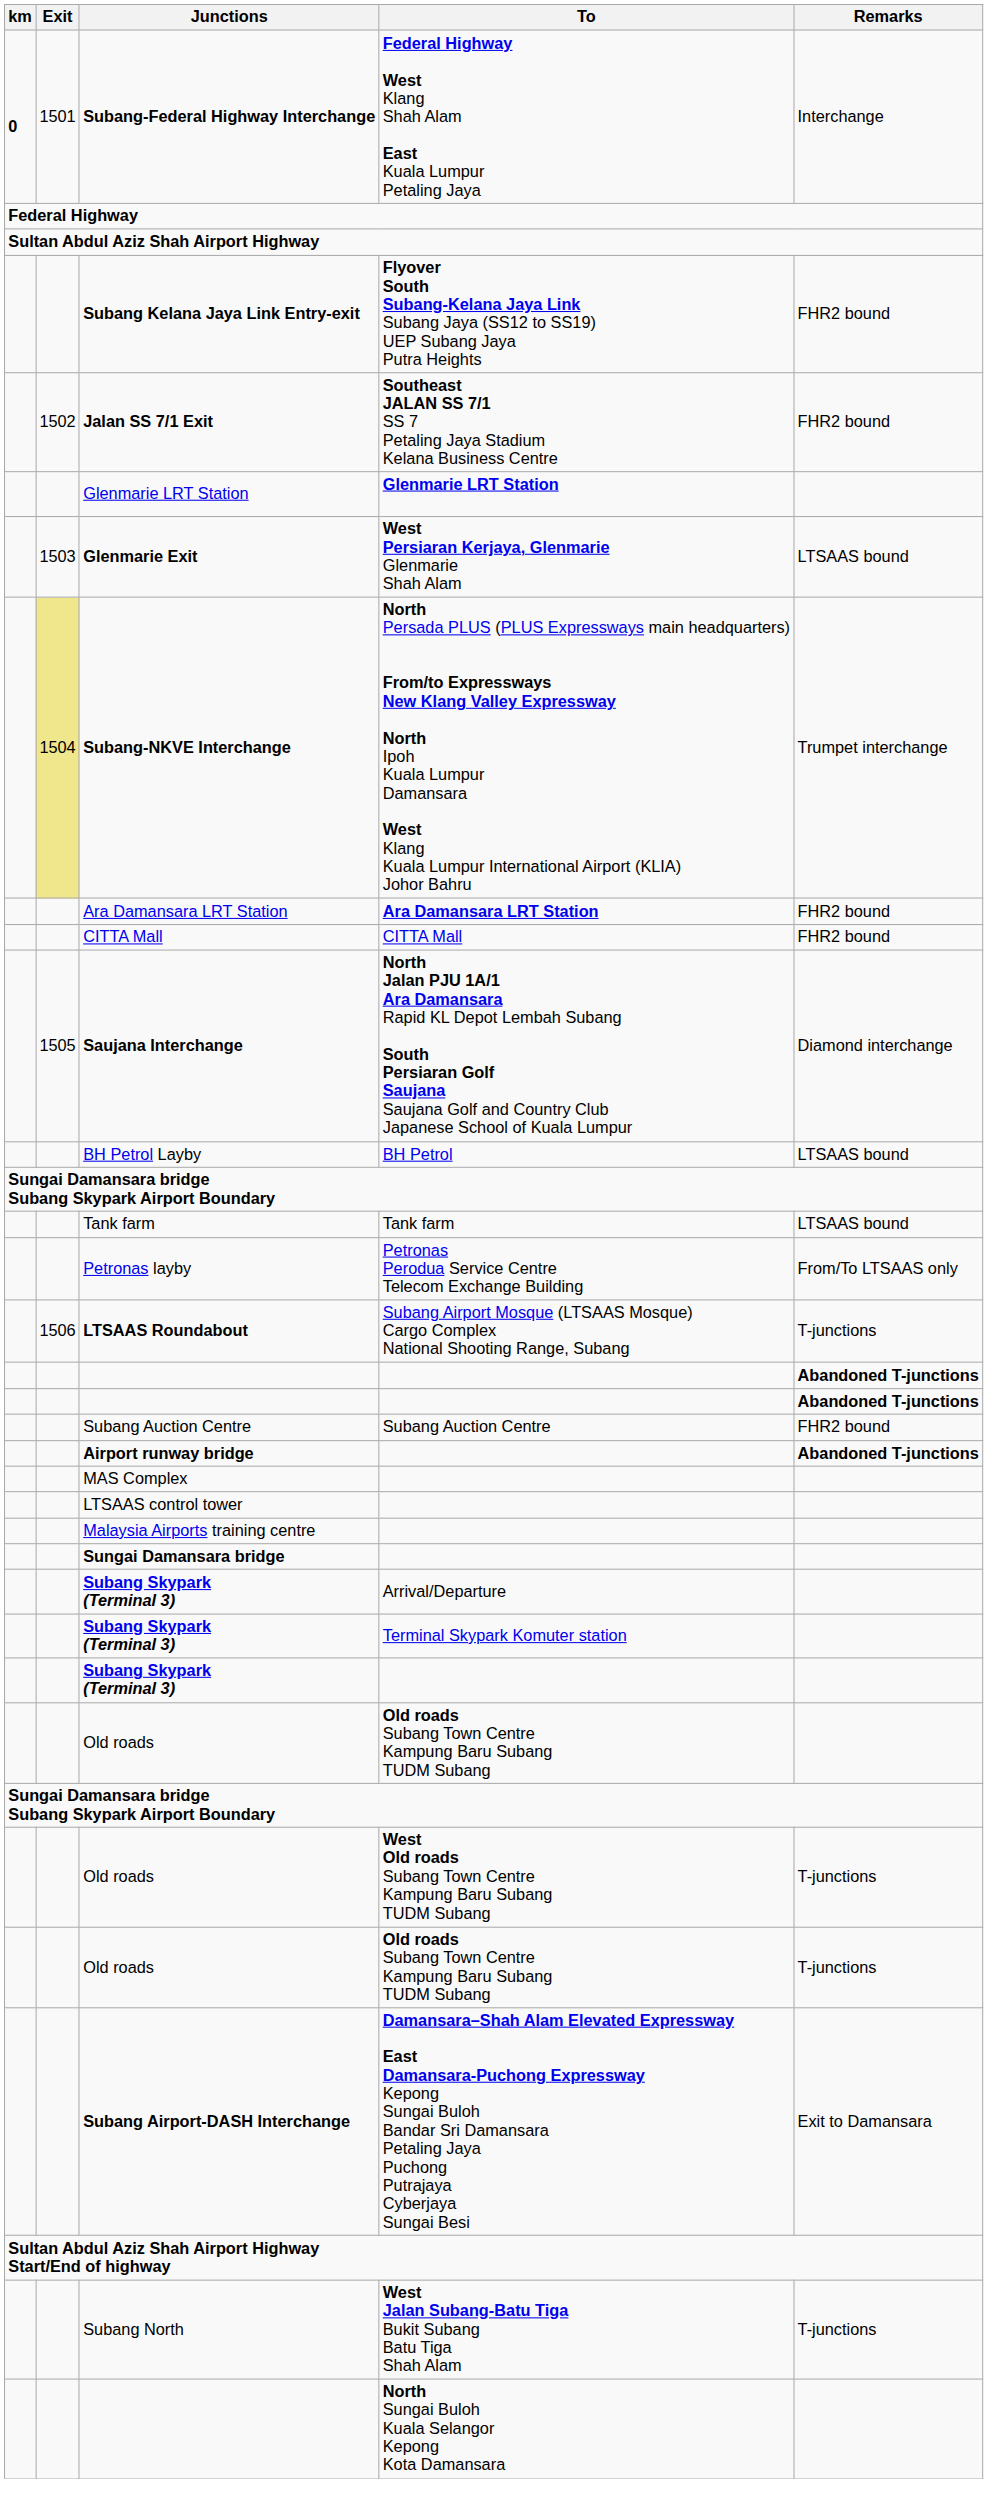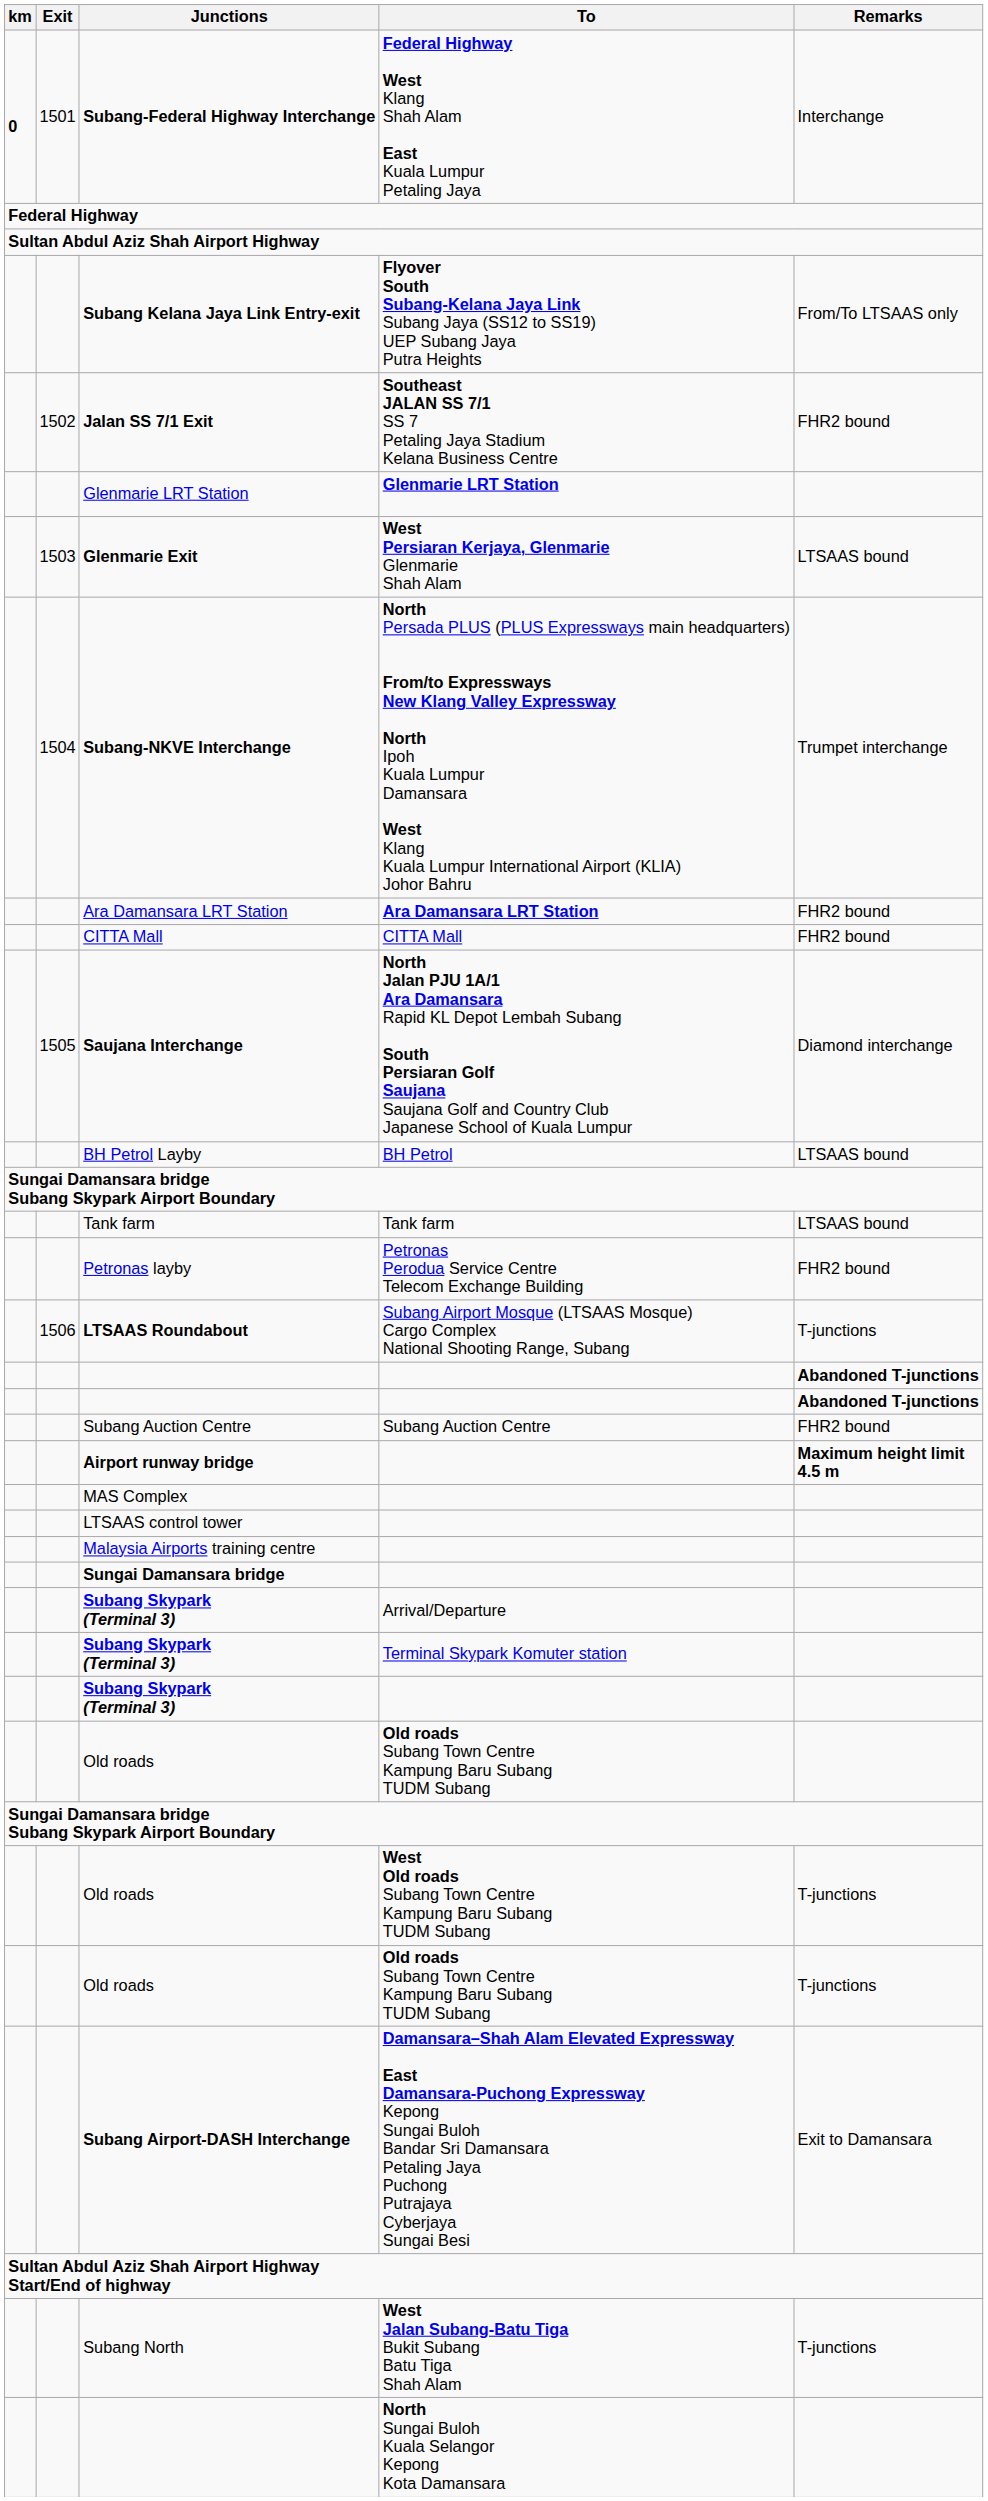(844, 313) FHR2 bound -> (878, 313) From/To LTSAAS only
(58, 747) khaki background -> (58, 747) no background
(878, 1268) From/To LTSAAS only -> (844, 1268) FHR2 bound
(888, 1453) Abandoned T-junctions -> (881, 1462) Maximum height limit 4.5 m
